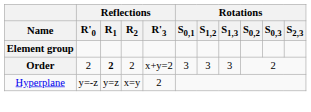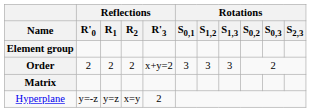(111, 65) bold -> (111, 65) normal
+ row: (40, 82)
